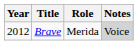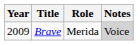(18, 31) 2012 -> (18, 31) 2009
